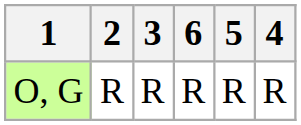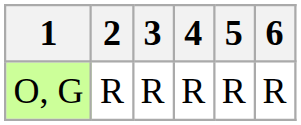columns swapped: (274, 33) <-> (193, 33)
